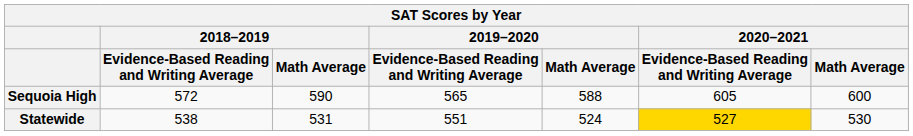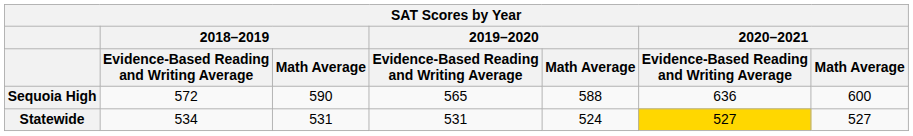(725, 97) 605 -> (725, 97) 636
(186, 119) 538 -> (186, 119) 534
(456, 119) 551 -> (456, 119) 531
(860, 119) 530 -> (860, 119) 527
